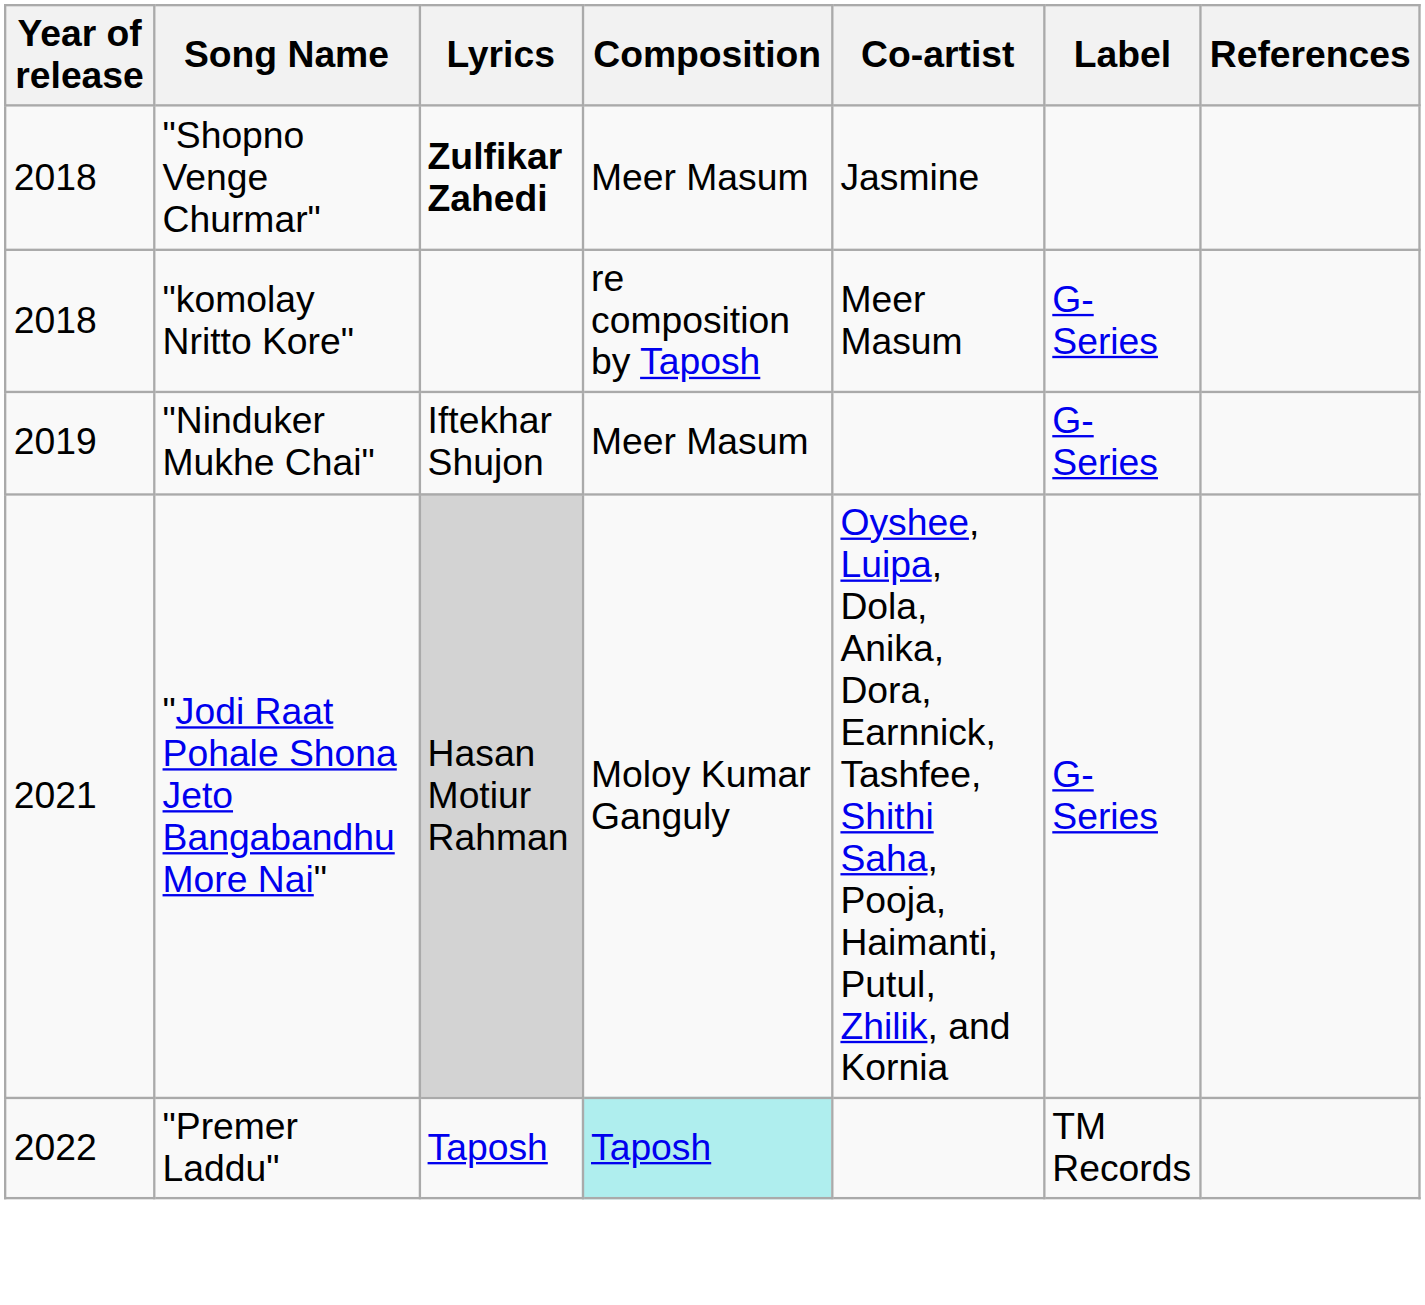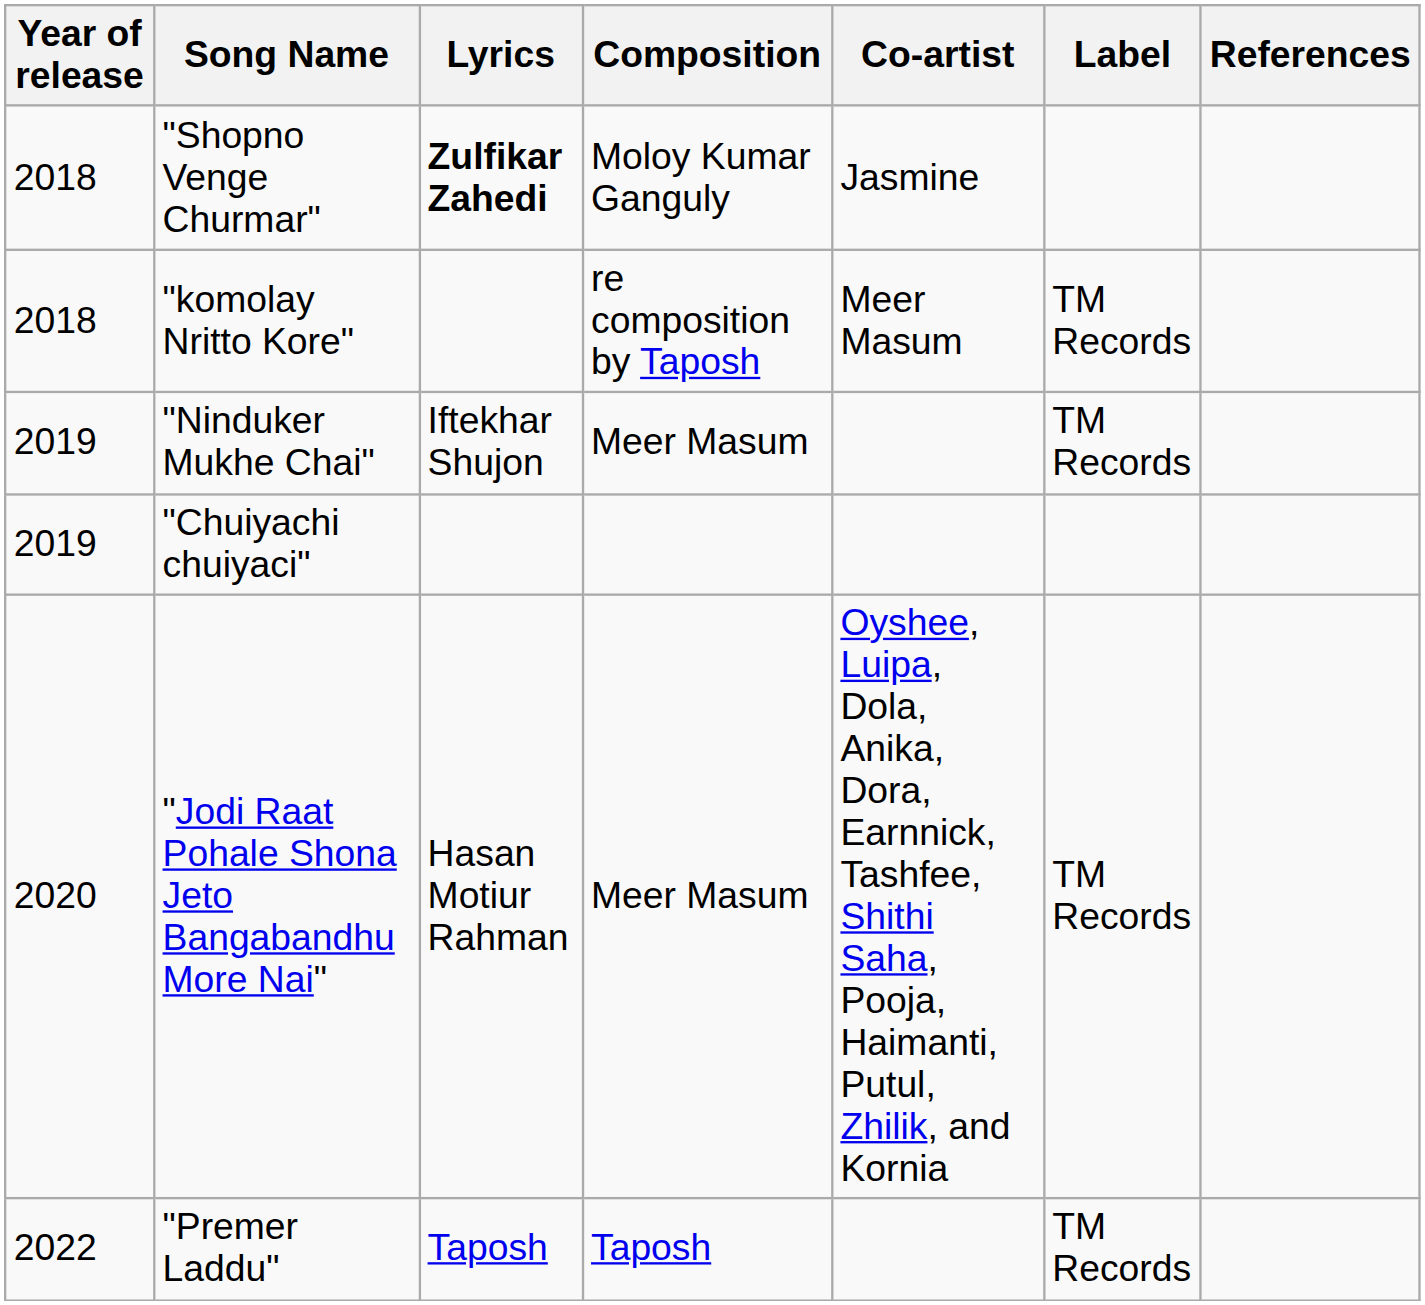(700, 177) Meer Masum -> (701, 177) Moloy Kumar Ganguly
(1105, 320) G-Series -> (1122, 320) TM Records
(1105, 442) G-Series -> (1122, 442) TM Records
+ row: (251, 543)
(55, 794) 2021 -> (55, 895) 2020
(498, 794) lightgrey background -> (498, 895) no background
(701, 794) Moloy Kumar Ganguly -> (700, 895) Meer Masum
(1105, 794) G-Series -> (1122, 895) TM Records
(651, 1147) paleturquoise background -> (651, 1248) no background
